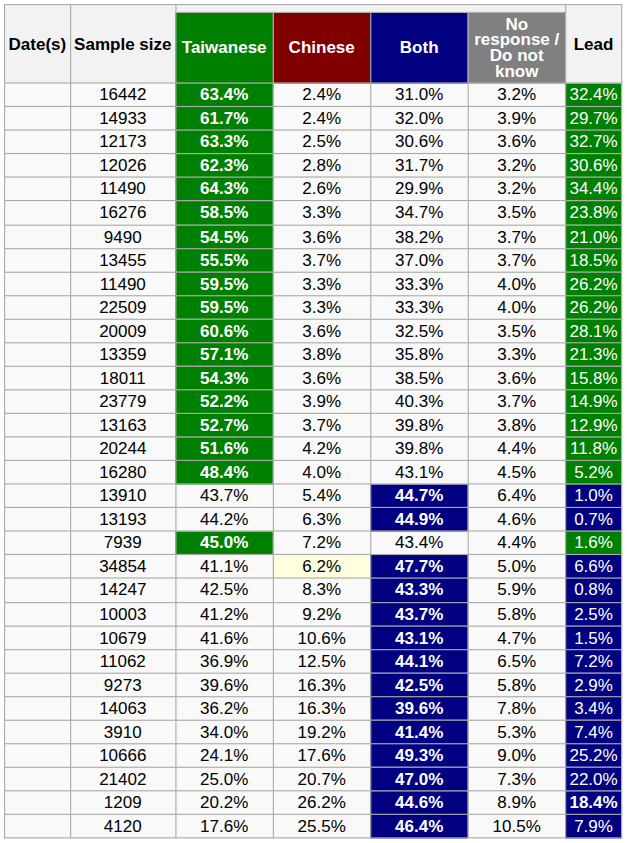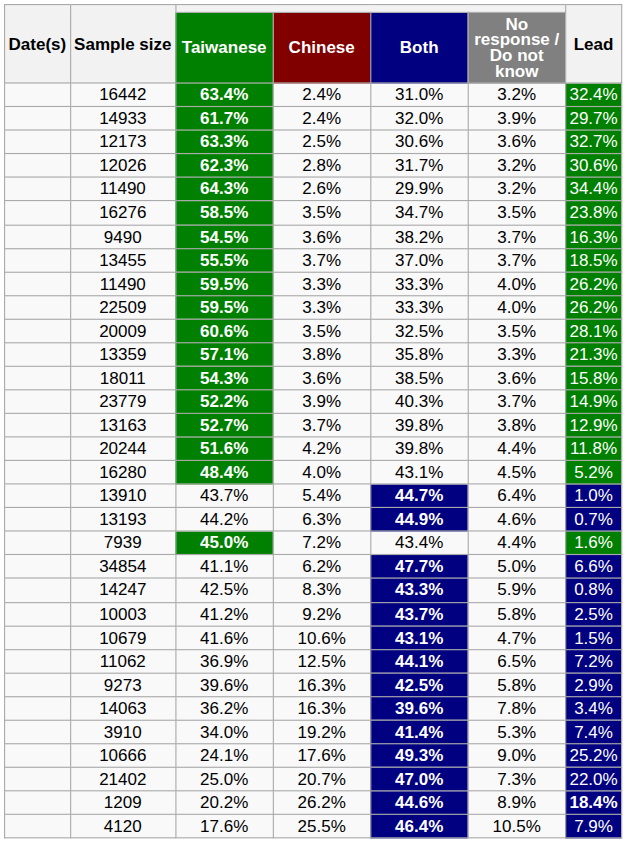(322, 212) 3.3% -> (322, 212) 3.5%
(594, 236) 21.0% -> (594, 236) 16.3%
(322, 330) 3.6% -> (322, 330) 3.5%
(322, 566) lightyellow background -> (322, 566) no background
